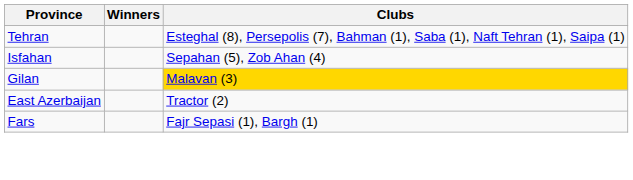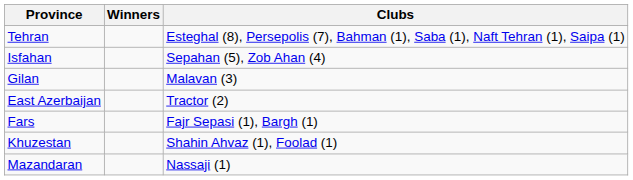(202, 79) gold background -> (202, 79) no background
+ row: (39, 143)
+ row: (45, 164)
